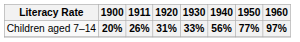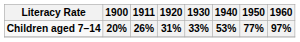(51, 28) normal -> (54, 28) bold
(222, 28) 56% -> (226, 28) 53%
